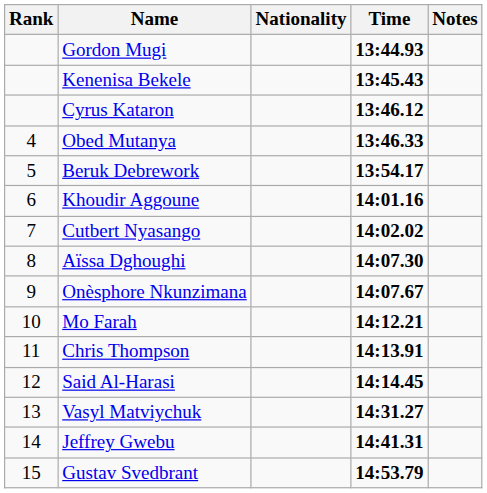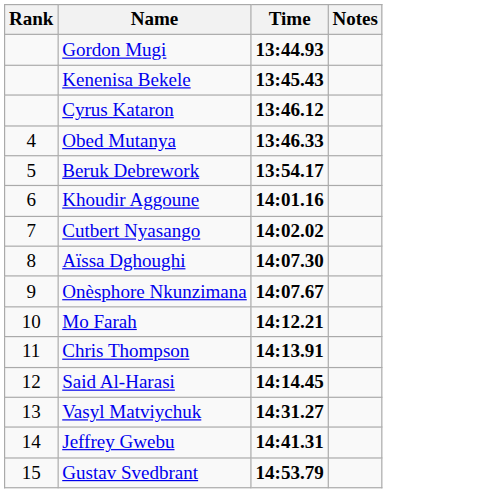- column: (301, 19)
